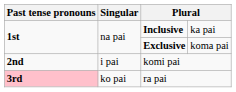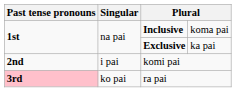(203, 29) ka pai -> (209, 29) koma pai
(209, 45) koma pai -> (203, 45) ka pai
